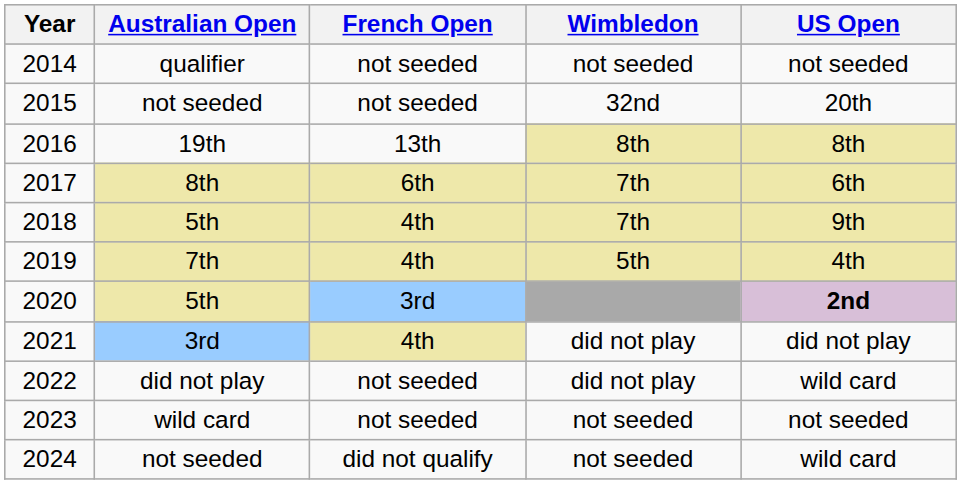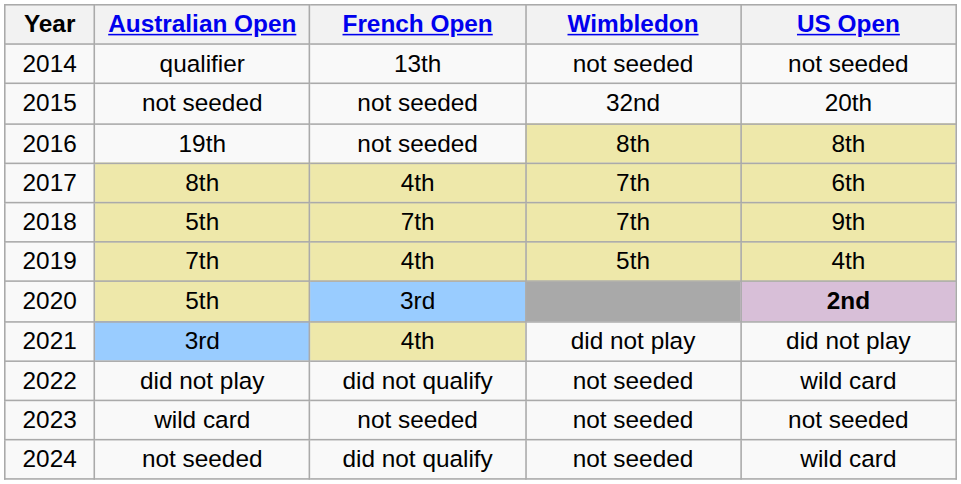(418, 63) not seeded -> (418, 63) 13th
(418, 142) 13th -> (418, 142) not seeded
(418, 181) 6th -> (418, 181) 4th
(418, 221) 4th -> (418, 221) 7th
(418, 379) not seeded -> (418, 379) did not qualify
(633, 379) did not play -> (633, 379) not seeded
